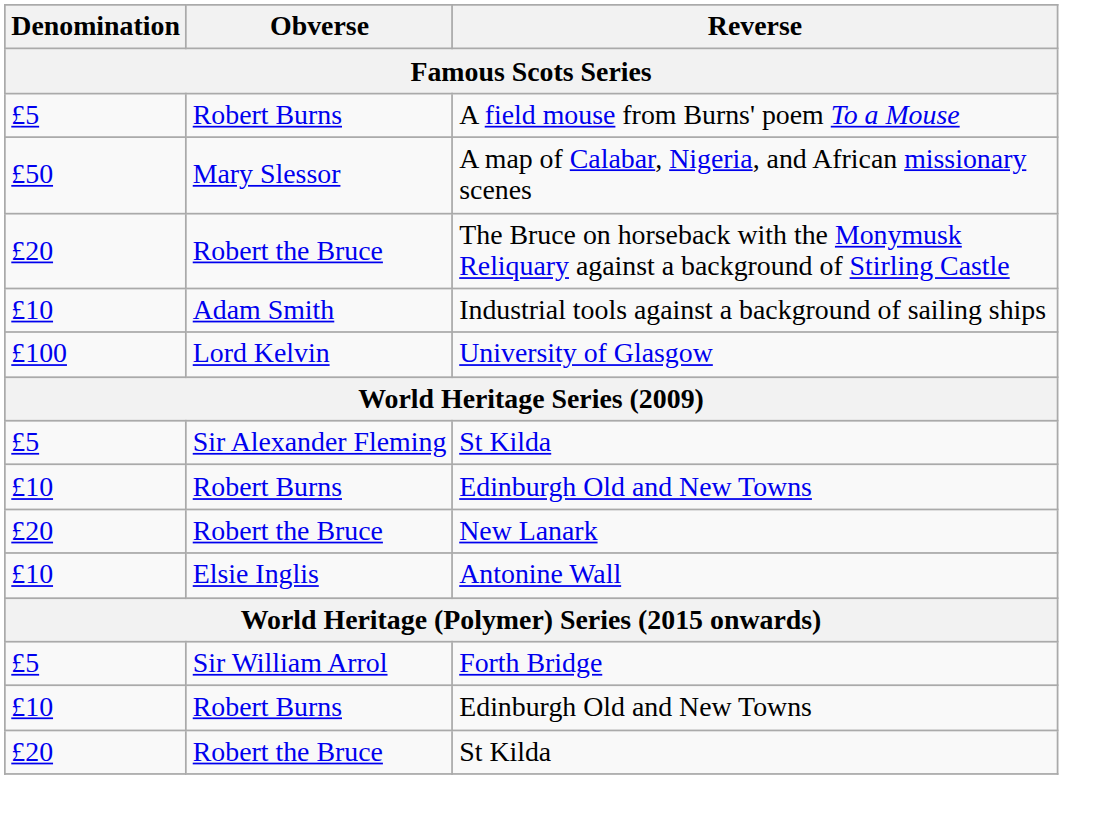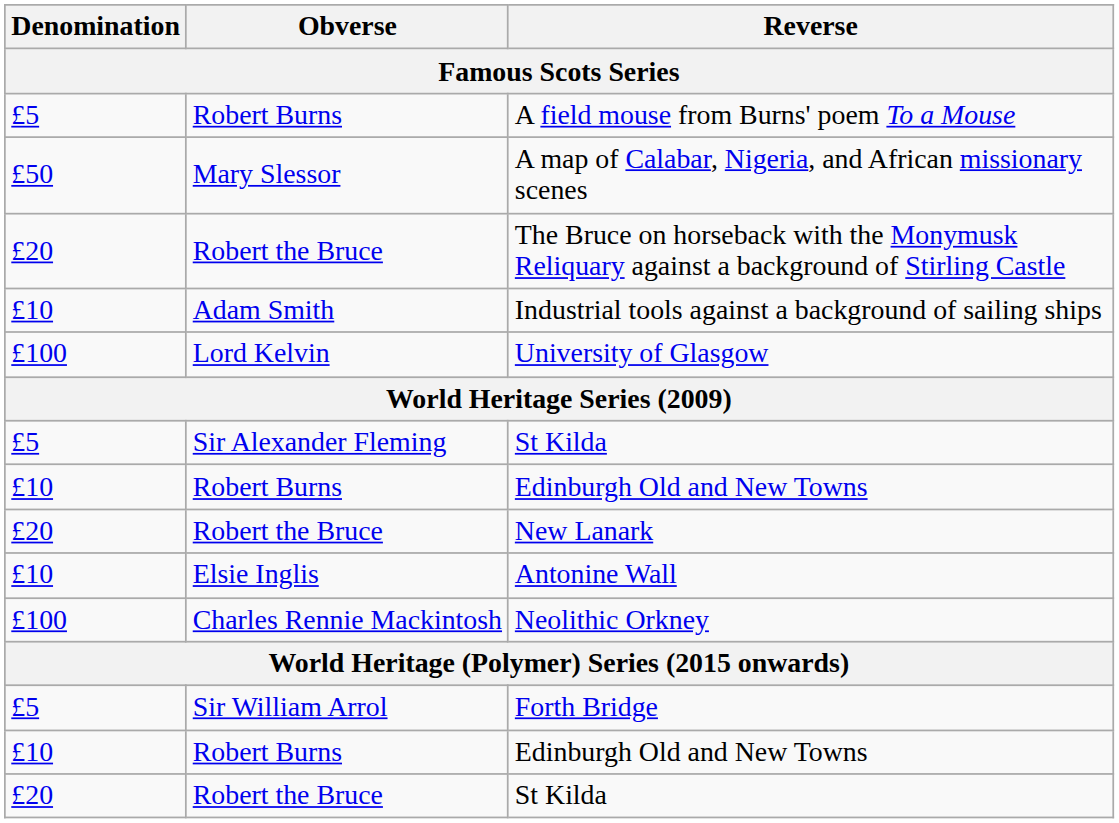+ row: (347, 619)
